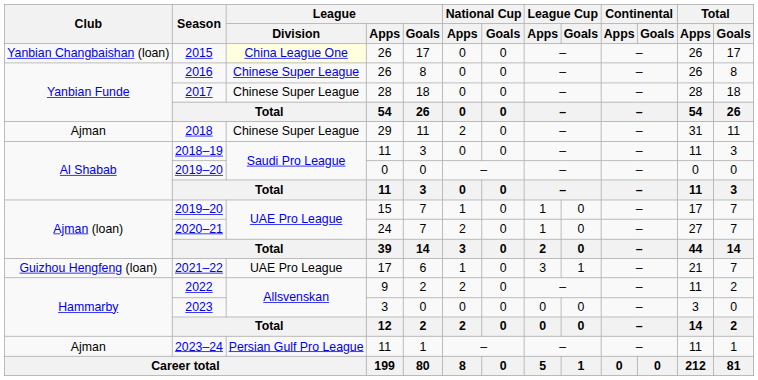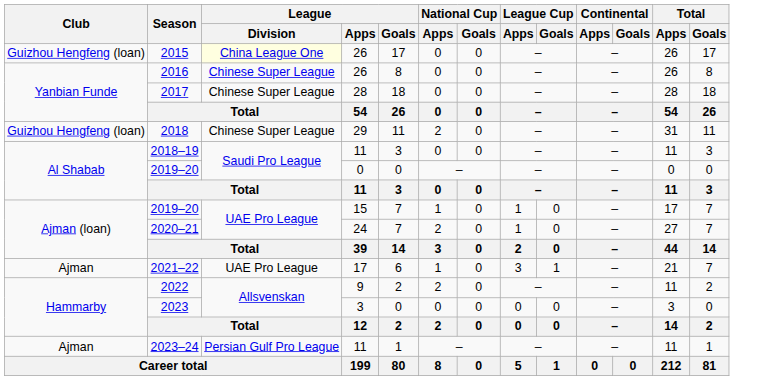(88, 53) Yanbian Changbaishan (loan) -> (76, 53) Guizhou Hengfeng (loan)
(88, 131) Ajman -> (76, 131) Guizhou Hengfeng (loan)
(88, 268) Guizhou Hengfeng (loan) -> (76, 268) Ajman
